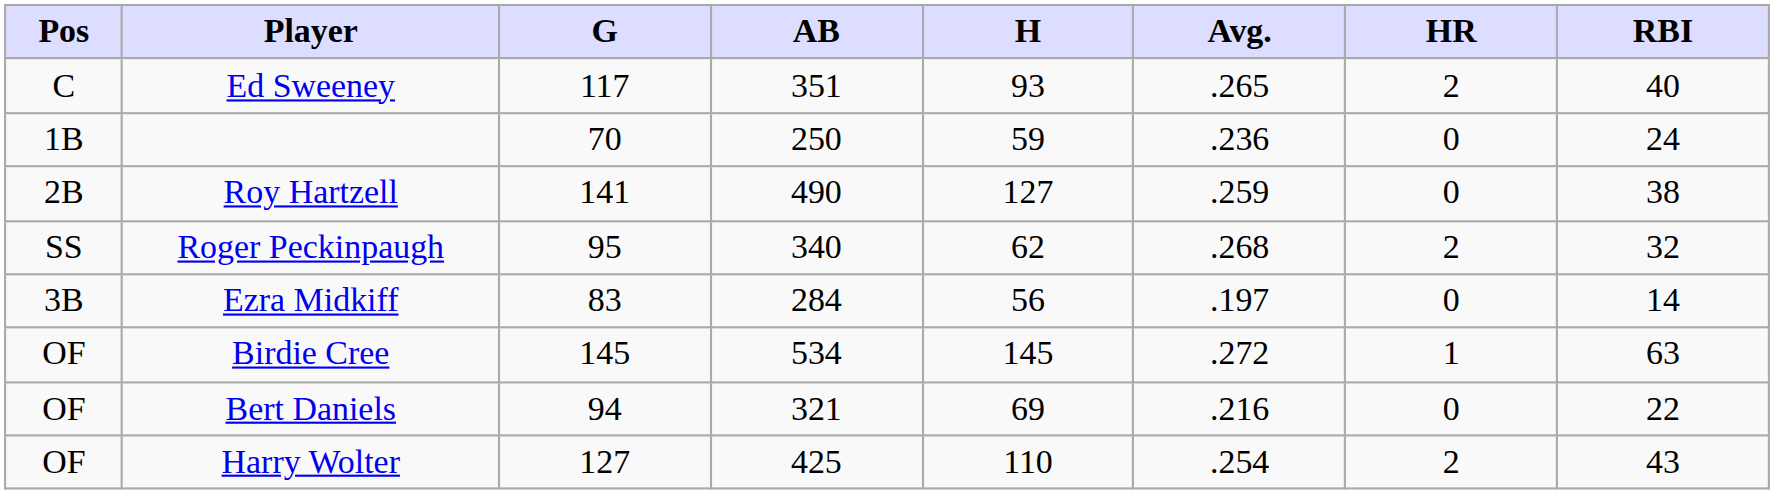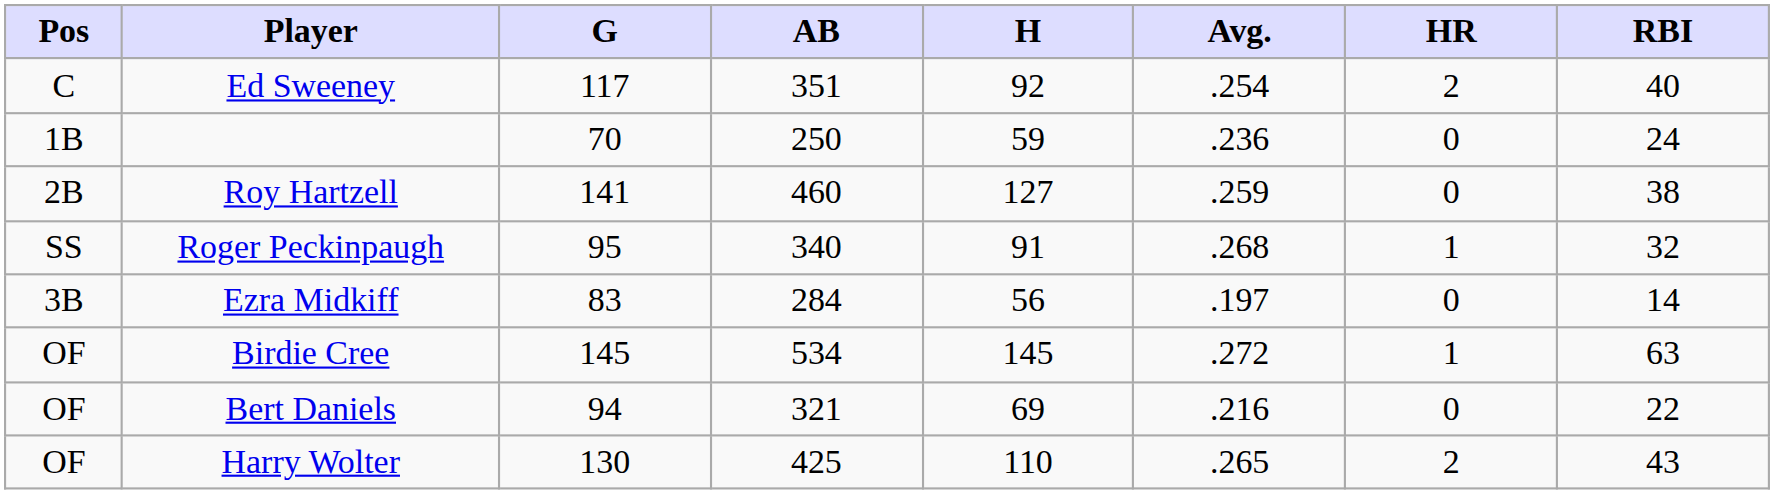(1028, 85) 93 -> (1028, 85) 92
(1240, 85) .265 -> (1240, 85) .254
(816, 192) 490 -> (816, 192) 460
(1028, 246) 62 -> (1028, 246) 91
(1451, 246) 2 -> (1451, 246) 1
(605, 461) 127 -> (605, 461) 130
(1240, 461) .254 -> (1240, 461) .265
